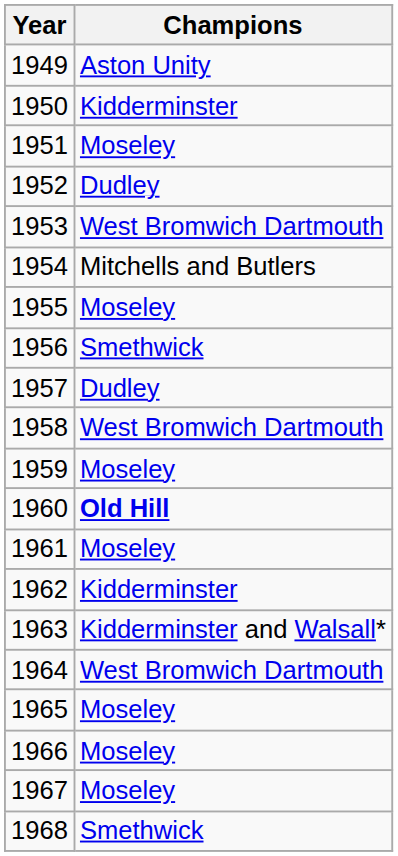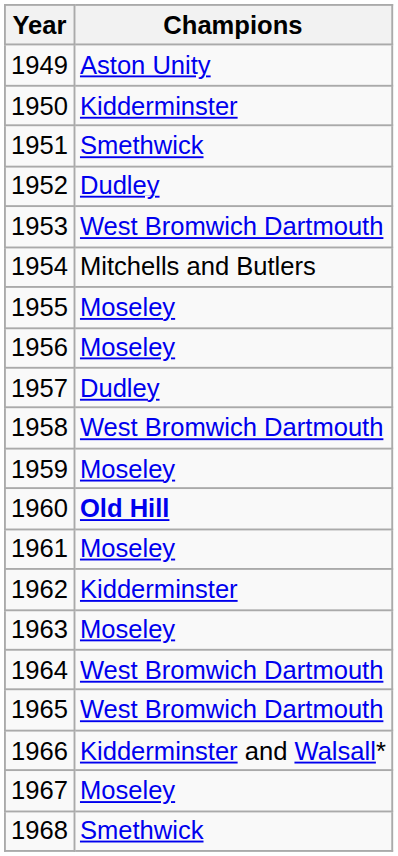(128, 146) Moseley -> (142, 146) Smethwick
(142, 347) Smethwick -> (128, 347) Moseley
(233, 629) Kidderminster and Walsall* -> (128, 629) Moseley
(128, 710) Moseley -> (232, 710) West Bromwich Dartmouth
(128, 750) Moseley -> (233, 750) Kidderminster and Walsall*
